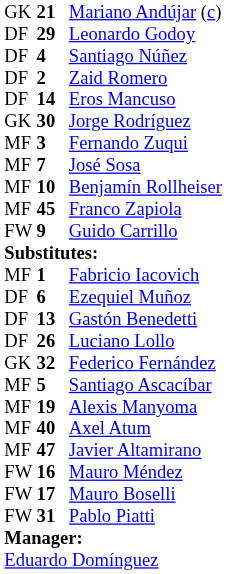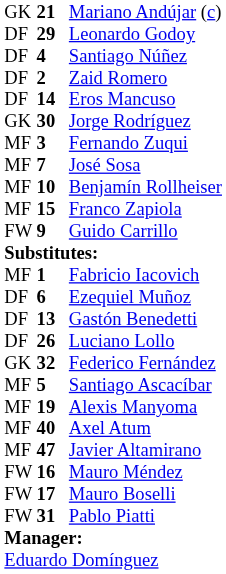(46, 209) 45 -> (46, 209) 15
